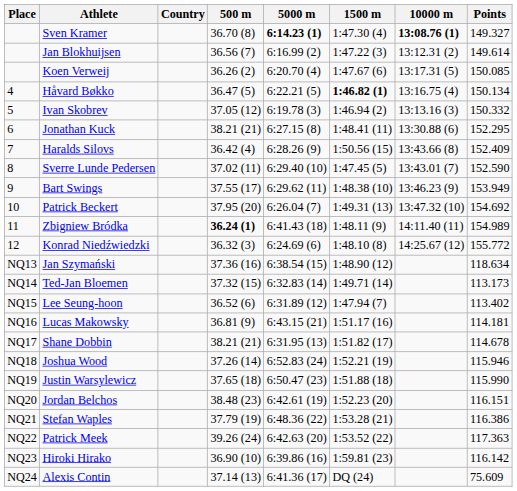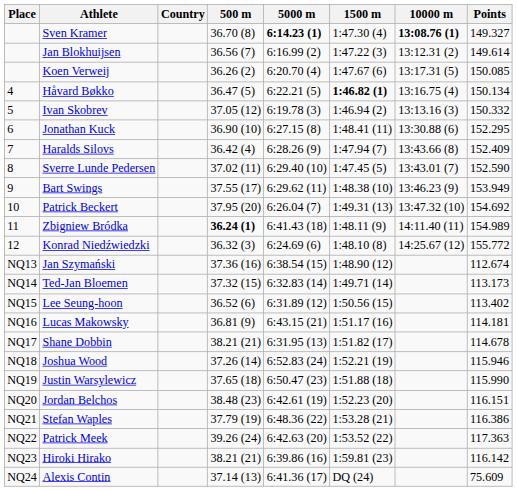(236, 129) 38.21 (21) -> (236, 129) 36.90 (10)
(362, 149) 1:50.56 (15) -> (359, 149) 1:47.94 (7)
(489, 264) 118.634 -> (489, 264) 112.674
(359, 303) 1:47.94 (7) -> (362, 303) 1:50.56 (15)
(236, 457) 36.90 (10) -> (236, 457) 38.21 (21)
